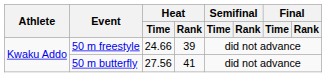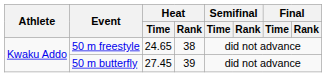(158, 46) 24.66 -> (158, 46) 24.65
(189, 46) 39 -> (189, 46) 38
(158, 64) 27.56 -> (158, 64) 27.45
(189, 64) 41 -> (189, 64) 39
